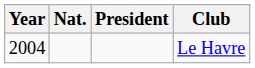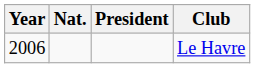(27, 47) 2004 -> (27, 47) 2006
